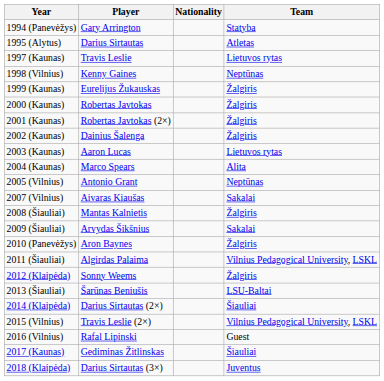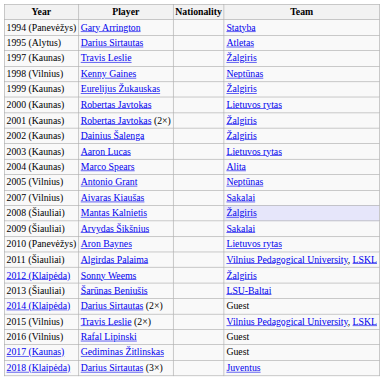(254, 58) Lietuvos rytas -> (242, 58) Žalgiris
(242, 105) Žalgiris -> (254, 105) Lietuvos rytas
(242, 213) no background -> (242, 213) lavender background
(242, 244) Žalgiris -> (254, 244) Lietuvos rytas
(241, 306) Šiauliai -> (238, 306) Guest
(241, 352) Šiauliai -> (238, 352) Guest
